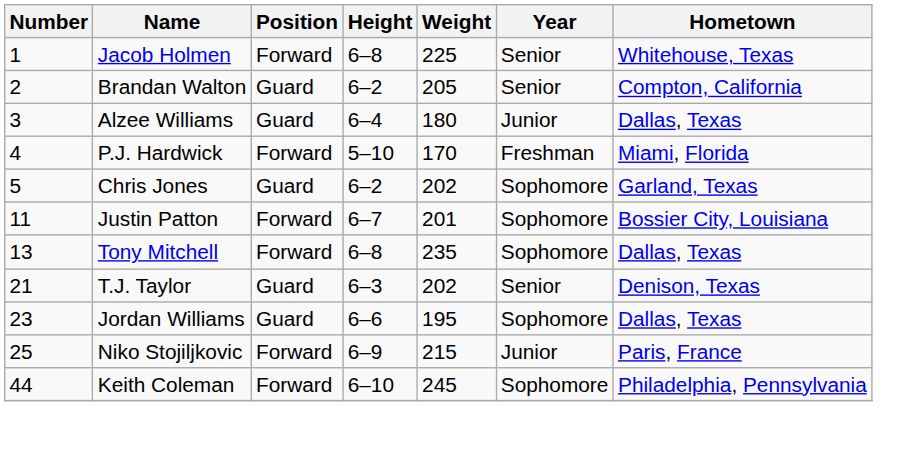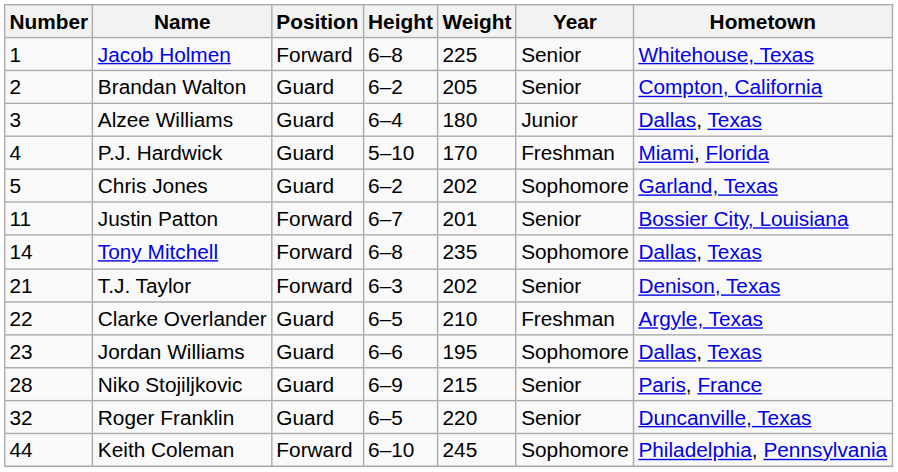(294, 153) Forward -> (305, 153) Guard
(555, 219) Sophomore -> (551, 219) Senior
(21, 252) 13 -> (21, 252) 14
(285, 285) Guard -> (315, 285) Forward
+ row: (182, 318)
(21, 351) 25 -> (21, 384) 28
(294, 351) Forward -> (305, 384) Guard
(529, 351) Junior -> (551, 384) Senior
+ row: (166, 417)
